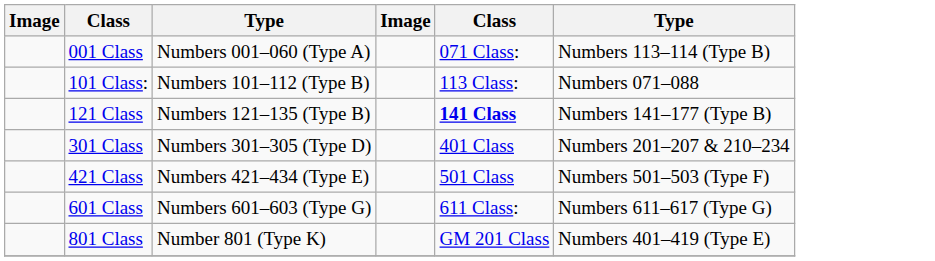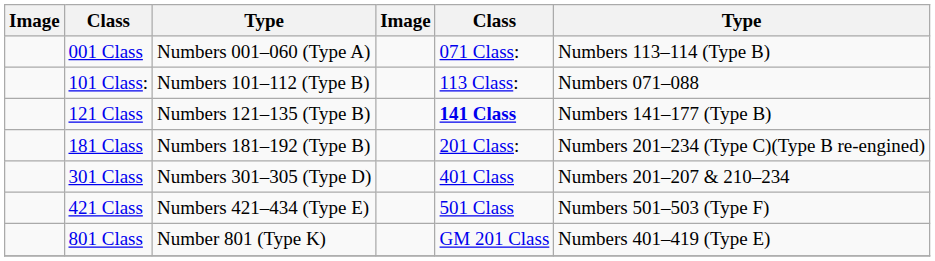+ row: (106, 145)
- row: (106, 208)
